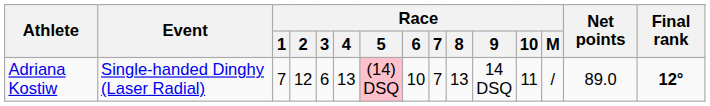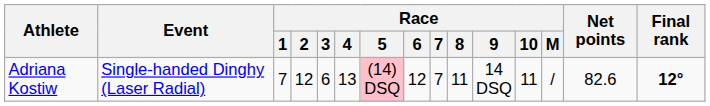(416, 80) 10 -> (417, 80) 12
(459, 80) 13 -> (460, 80) 11
(601, 80) 89.0 -> (600, 80) 82.6
